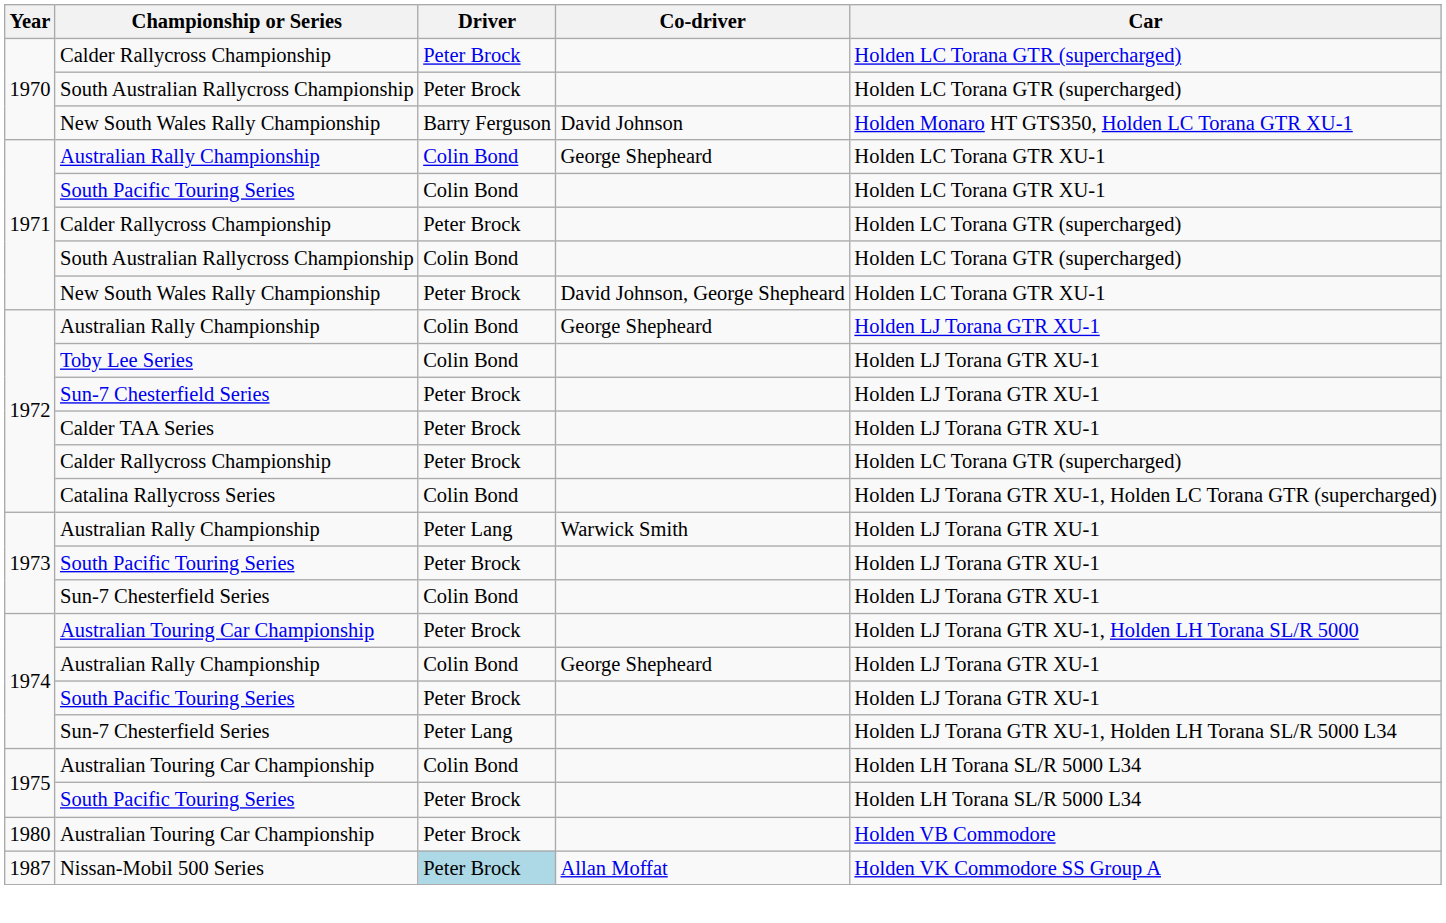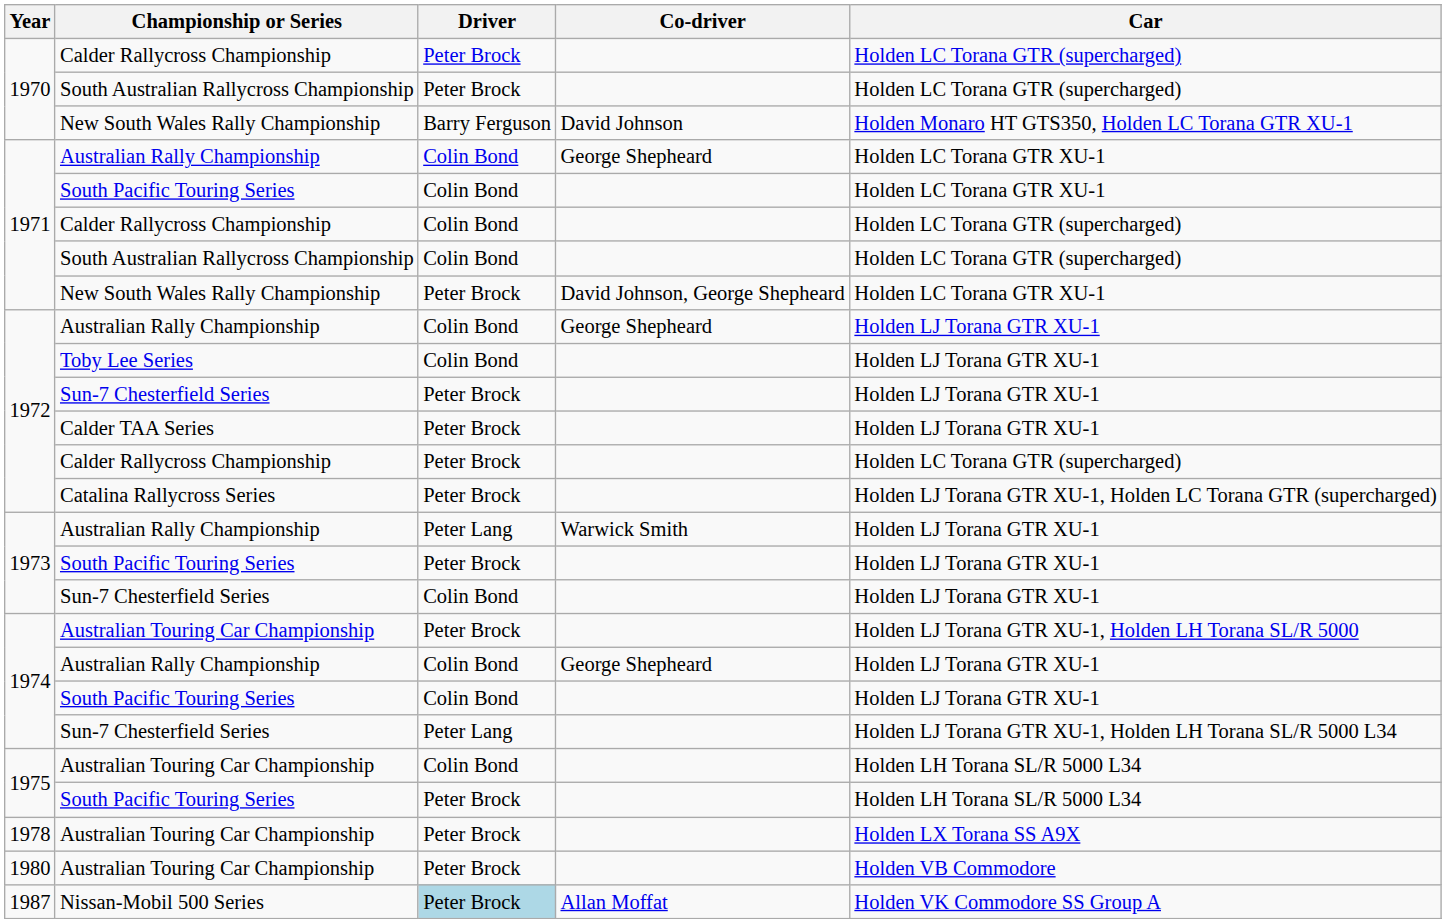(472, 224) Peter Brock -> (471, 224) Colin Bond
(471, 495) Colin Bond -> (472, 495) Peter Brock
(472, 698) Peter Brock -> (471, 698) Colin Bond
+ row: (30, 833)
